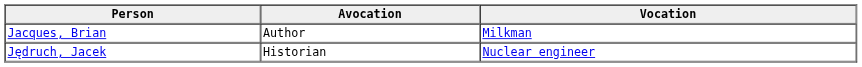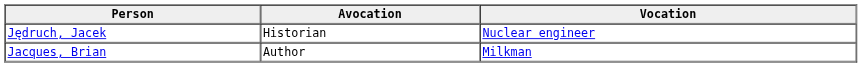rows swapped: (57, 33) <-> (57, 52)
